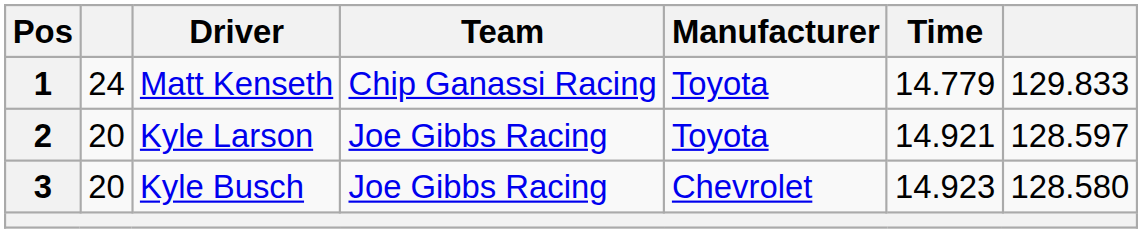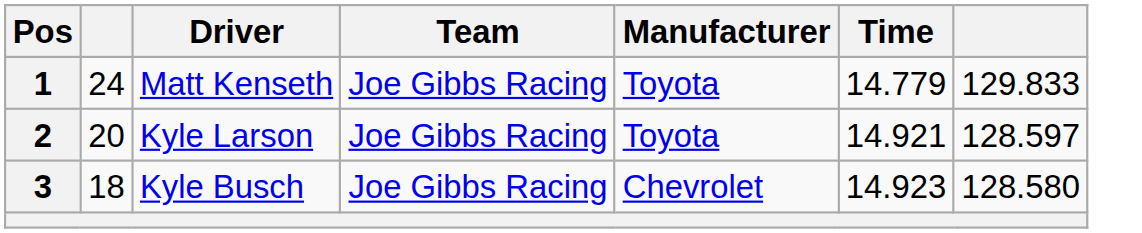(503, 83) Chip Ganassi Racing -> (478, 83) Joe Gibbs Racing
(106, 187) 20 -> (106, 187) 18
